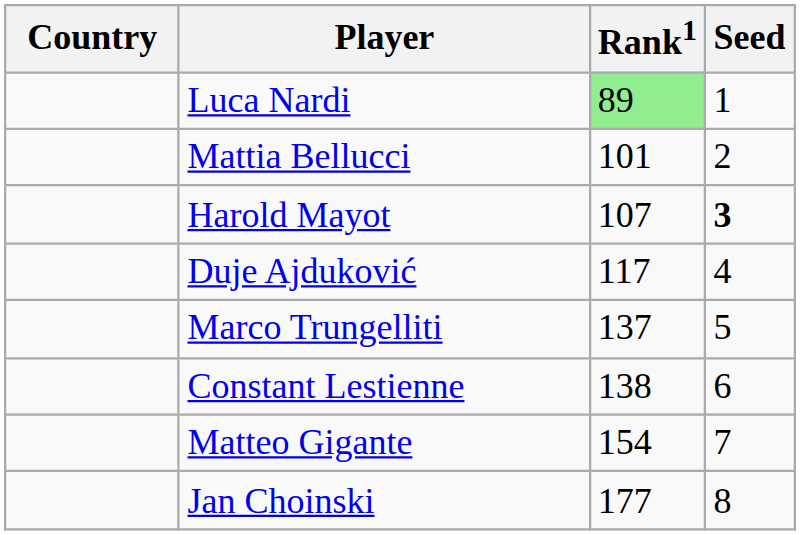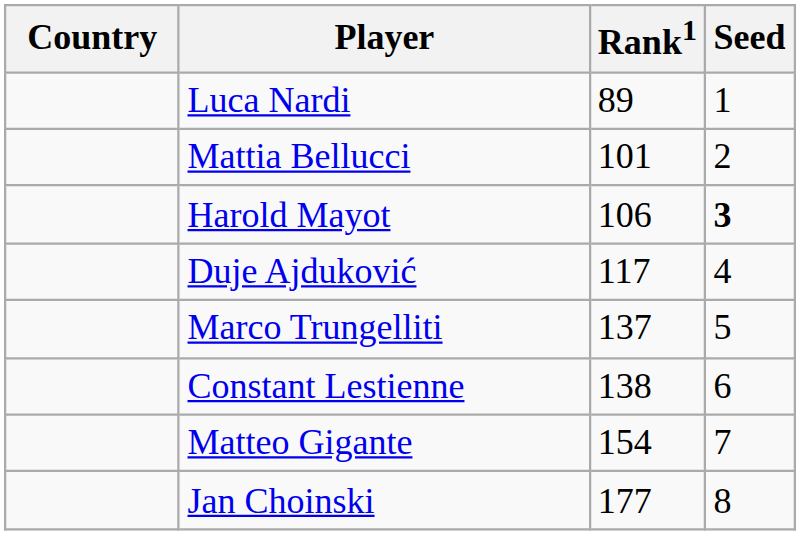(616, 99) lightgreen background -> (616, 99) no background
(625, 214) 107 -> (625, 214) 106
